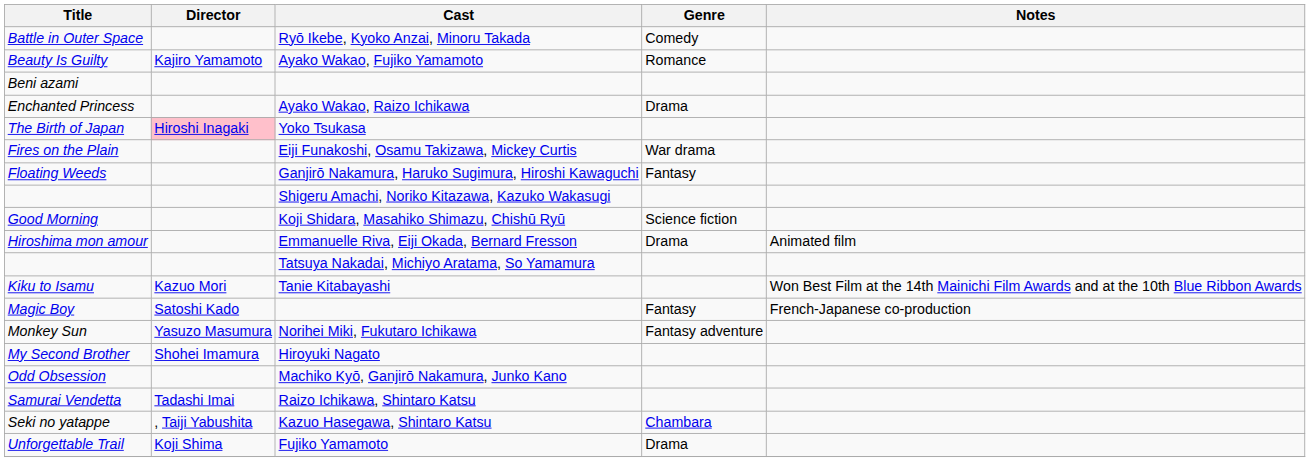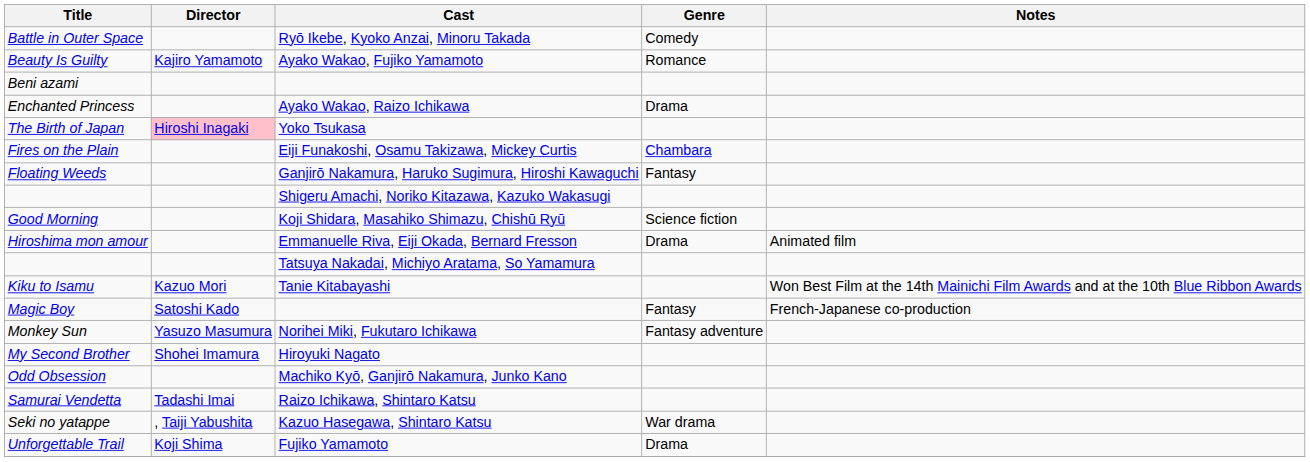(680, 151) War drama -> (679, 151) Chambara
(679, 422) Chambara -> (680, 422) War drama
